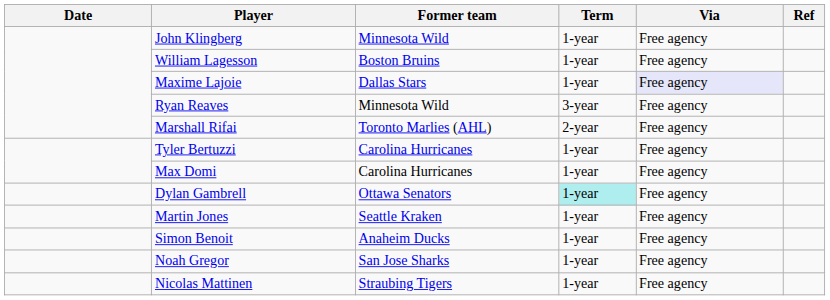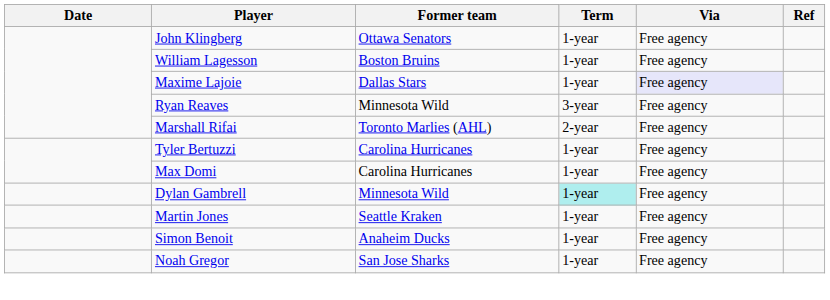(404, 37) Minnesota Wild -> (405, 37) Ottawa Senators
(405, 194) Ottawa Senators -> (404, 194) Minnesota Wild
- row: (204, 283)
